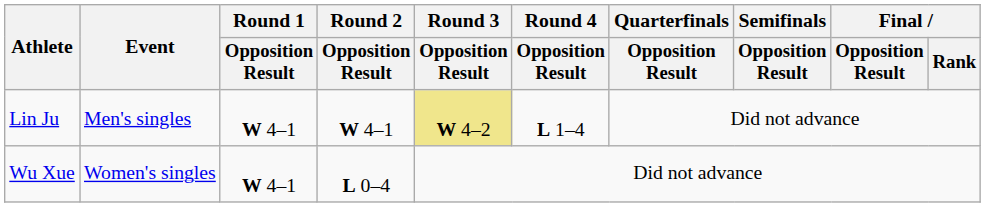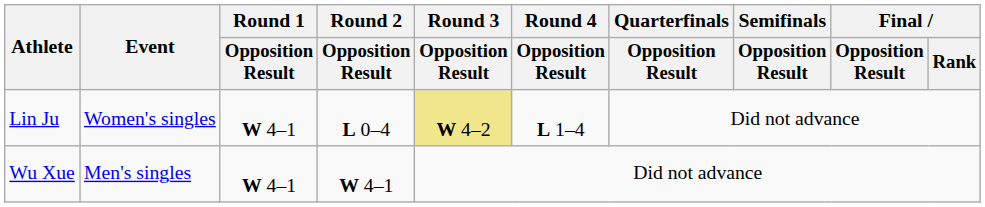(138, 118) Men's singles -> (150, 118) Women's singles
(366, 129) W 4–1 -> (366, 129) L 0–4
(150, 173) Women's singles -> (138, 173) Men's singles
(366, 185) L 0–4 -> (366, 185) W 4–1
